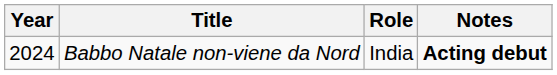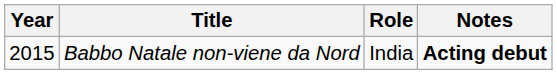(32, 52) 2024 -> (32, 52) 2015
